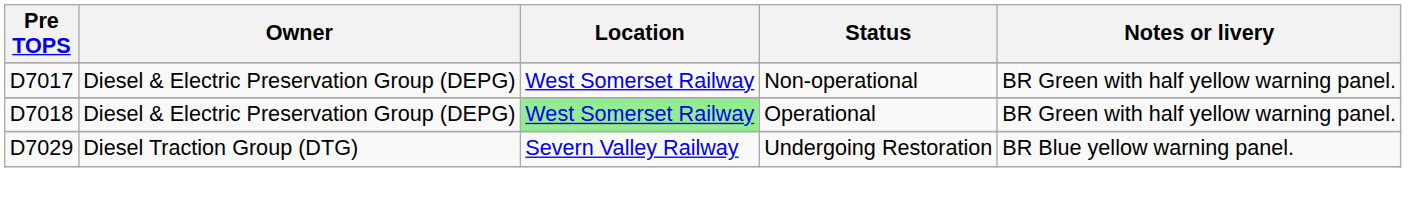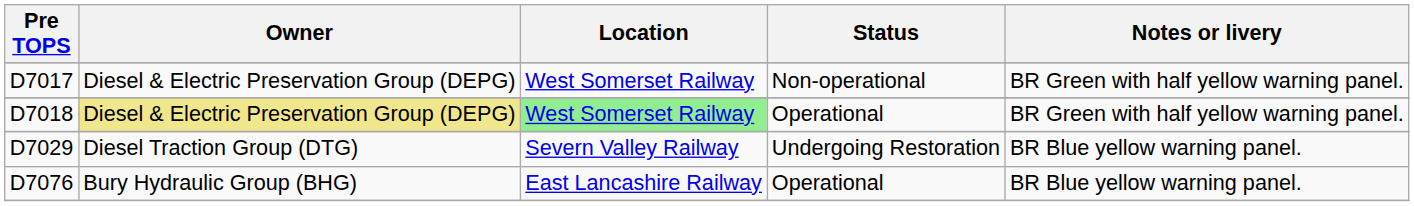(299, 114) no background -> (299, 114) khaki background
+ row: (41, 182)
